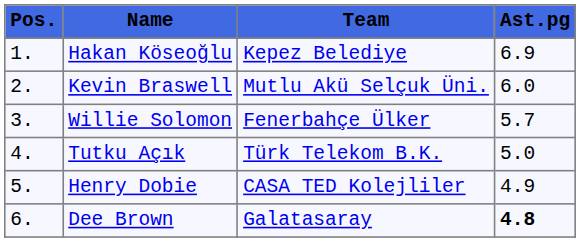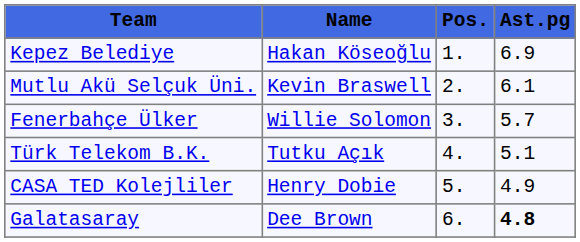columns swapped: (34, 21) <-> (366, 21)
(518, 88) 6.0 -> (518, 88) 6.1
(518, 154) 5.0 -> (518, 154) 5.1
